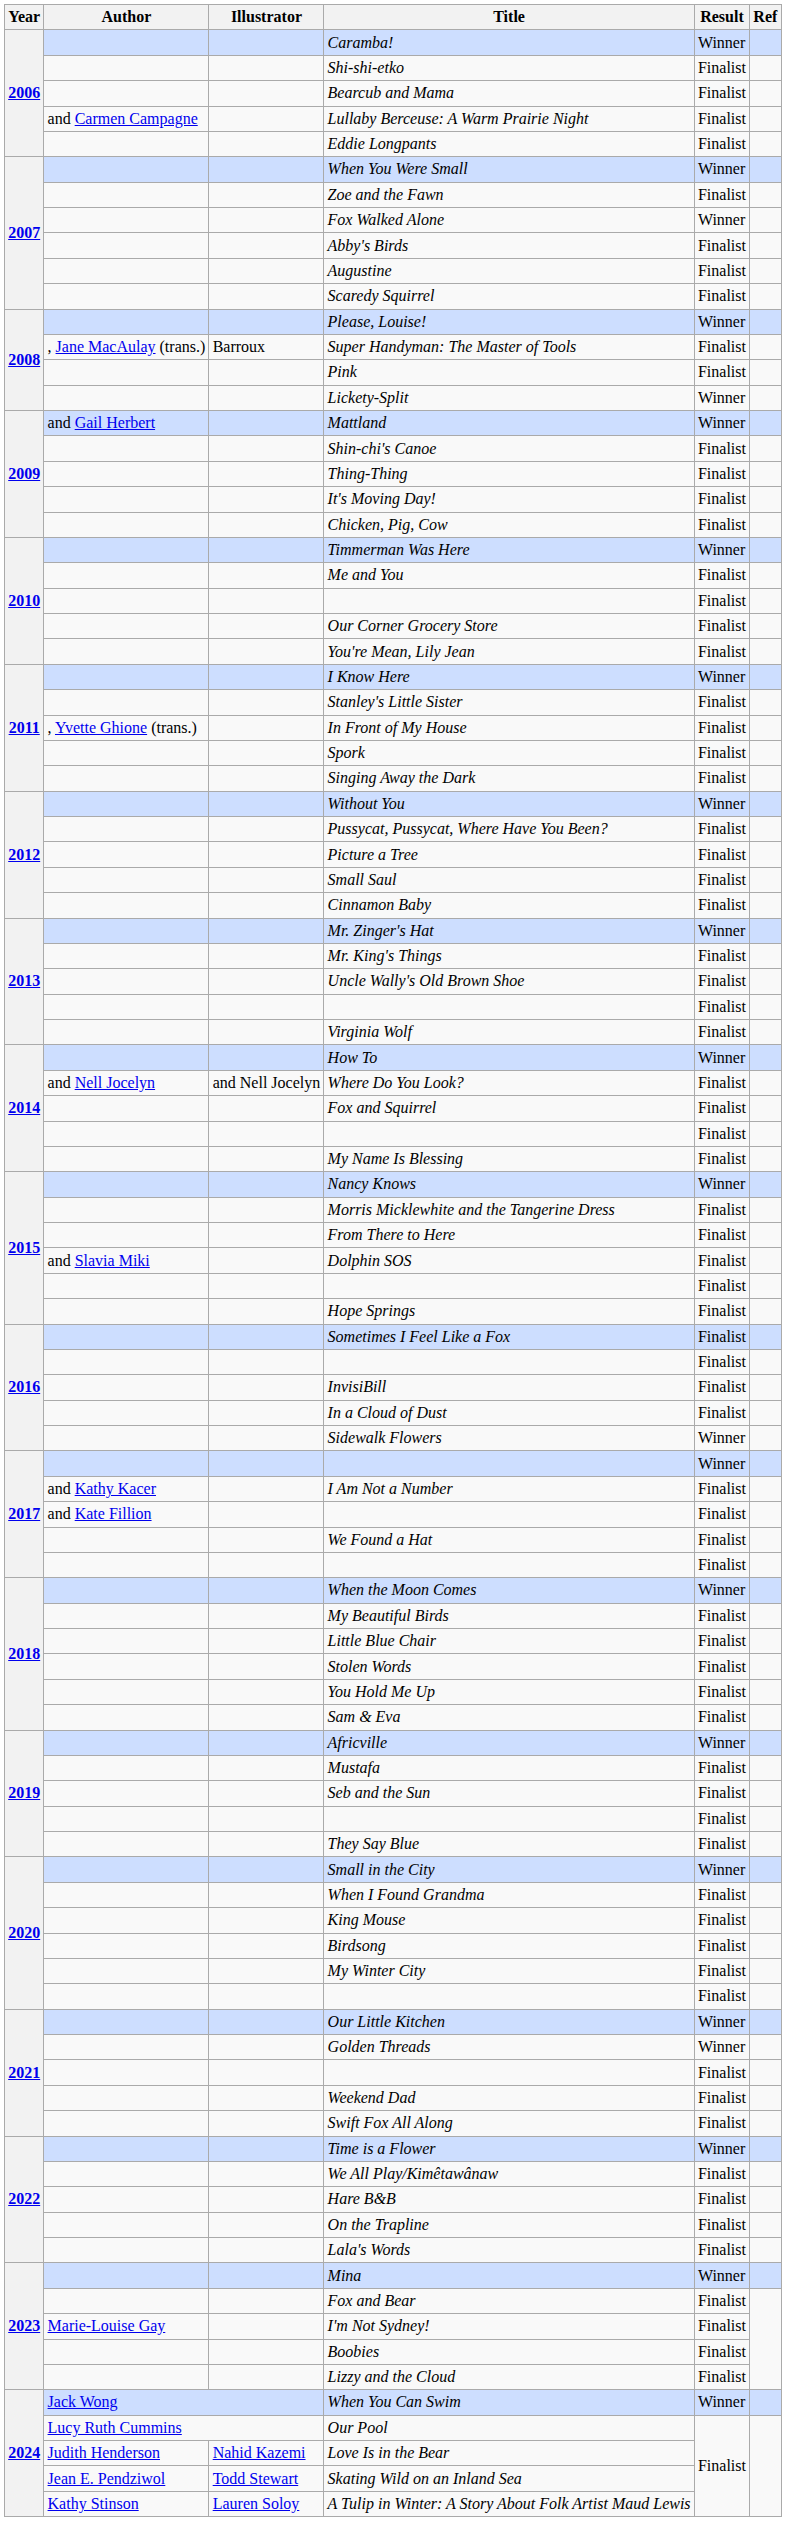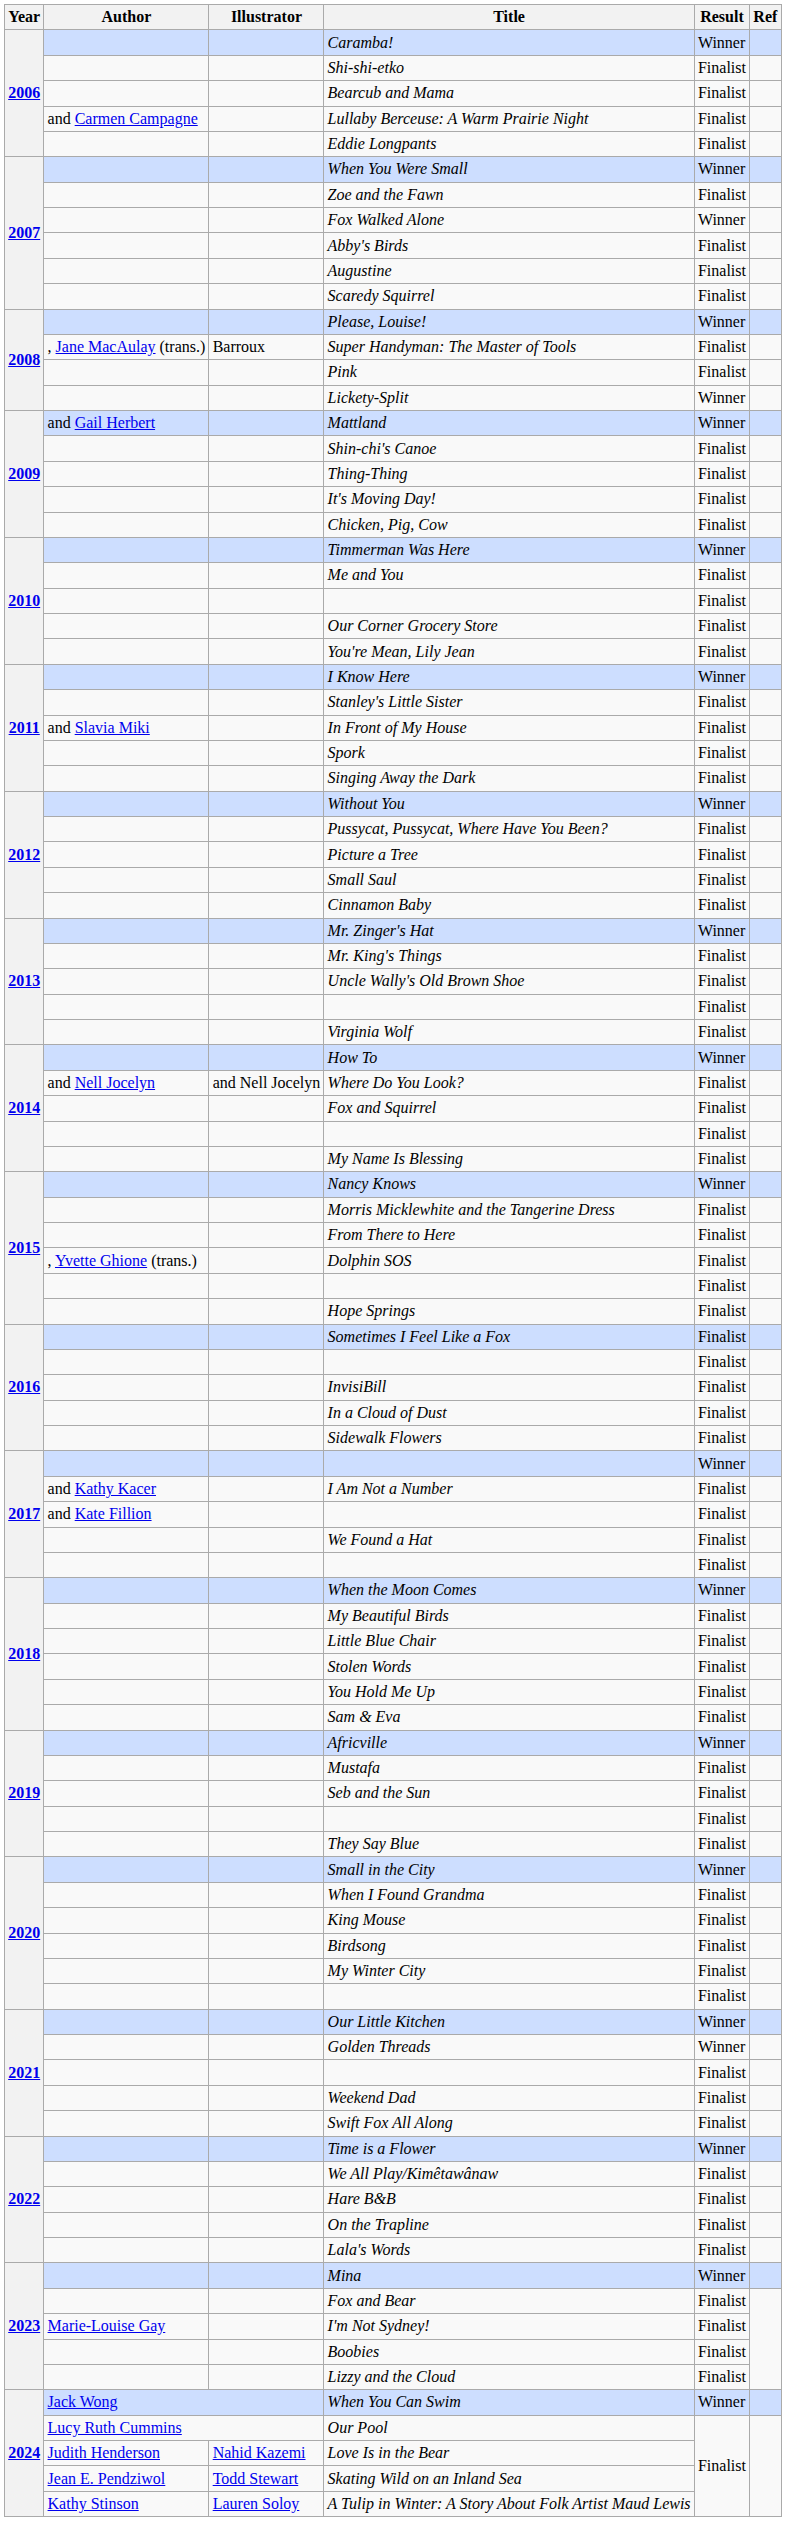(122, 727) , Yvette Ghione (trans.) -> (99, 727) and Slavia Miki
(99, 1260) and Slavia Miki -> (122, 1260) , Yvette Ghione (trans.)
(722, 1438) Winner -> (722, 1438) Finalist
